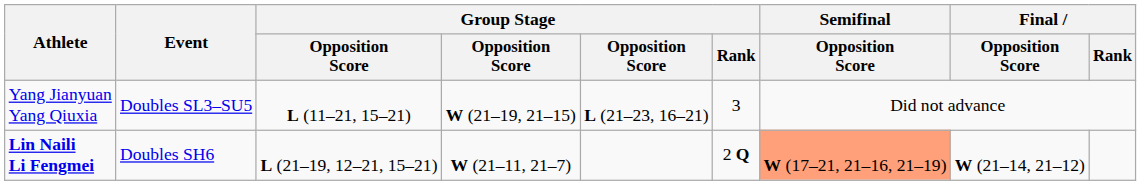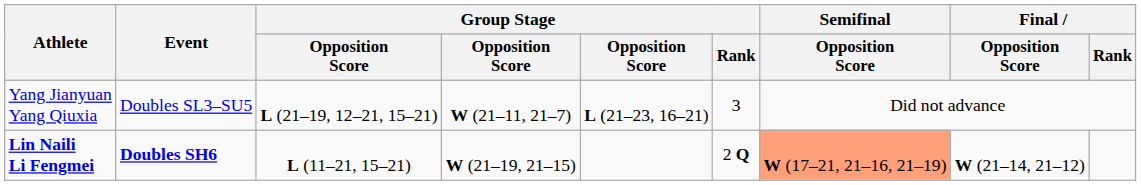(349, 116) L (11–21, 15–21) -> (349, 116) L (21–19, 12–21, 15–21)
(511, 116) W (21–19, 21–15) -> (511, 116) W (21–11, 21–7)
(167, 155) normal -> (169, 155) bold
(349, 165) L (21–19, 12–21, 15–21) -> (349, 165) L (11–21, 15–21)
(511, 165) W (21–11, 21–7) -> (511, 165) W (21–19, 21–15)
